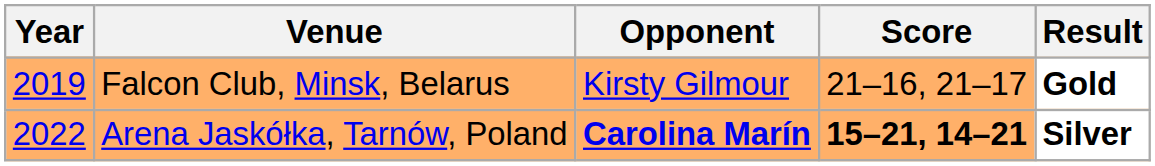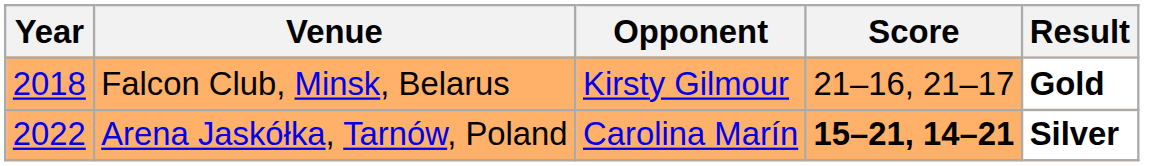(49, 83) 2019 -> (49, 83) 2018
(697, 135) bold -> (691, 135) normal
